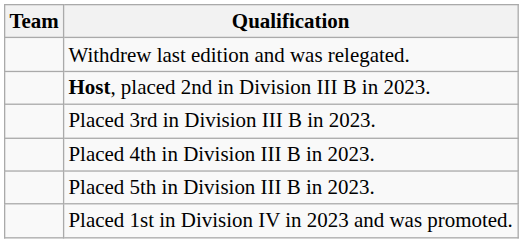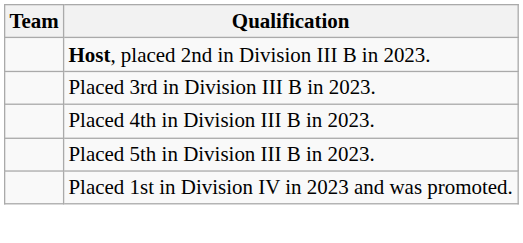- row: (239, 54)
